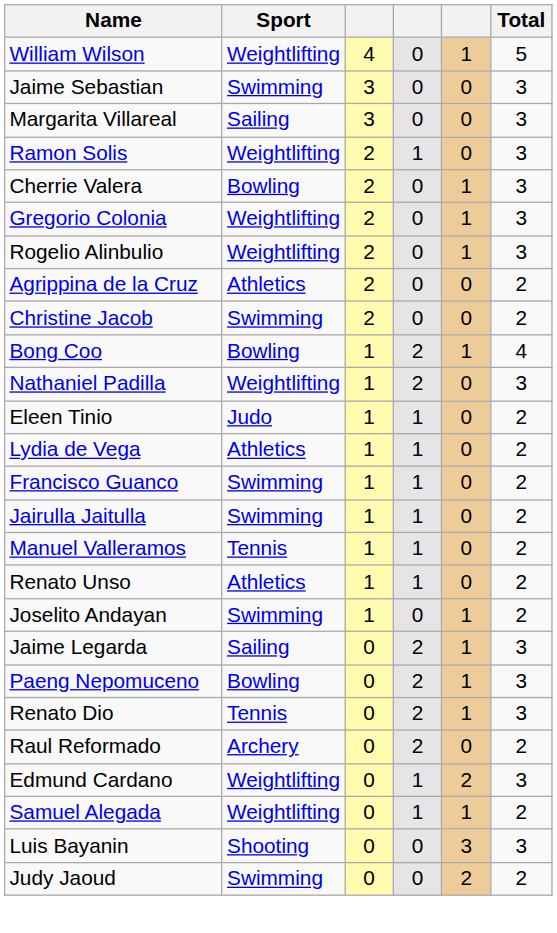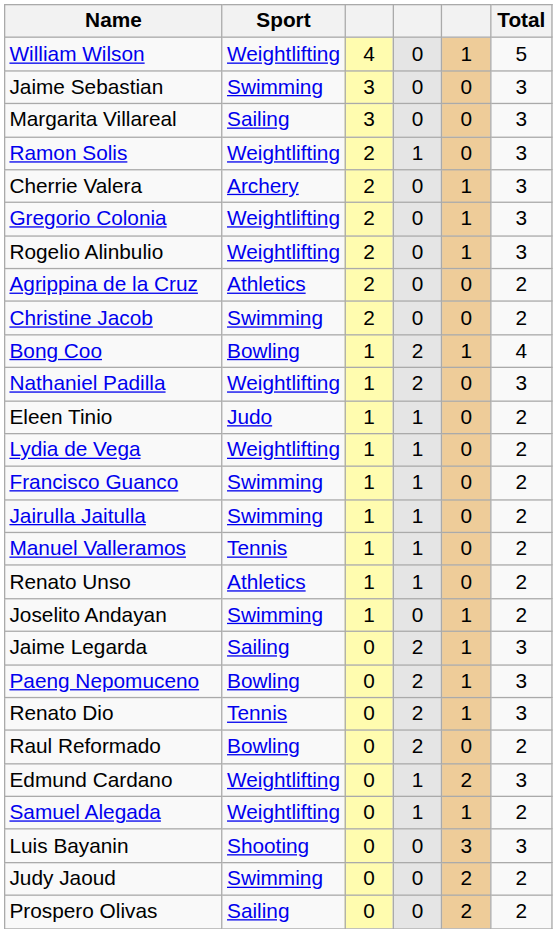(263, 185) Bowling -> (263, 185) Archery
(266, 449) Athletics -> (283, 449) Weightlifting
(263, 746) Archery -> (263, 746) Bowling
+ row: (83, 911)
